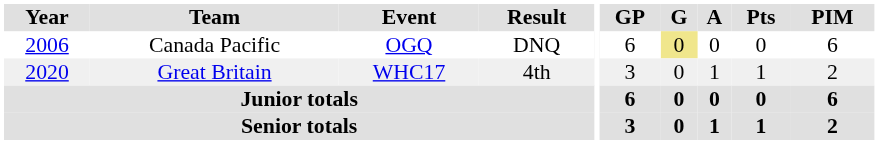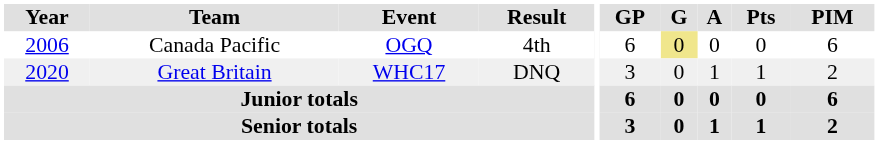(537, 44) DNQ -> (537, 44) 4th
(537, 71) 4th -> (537, 71) DNQ
